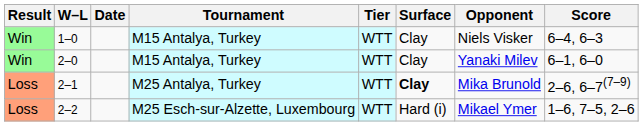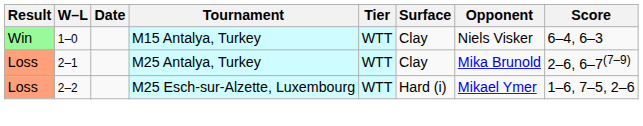- row: (68, 61)
(414, 85) bold -> (413, 62) normal
